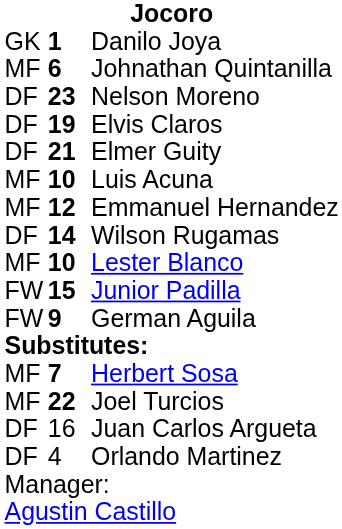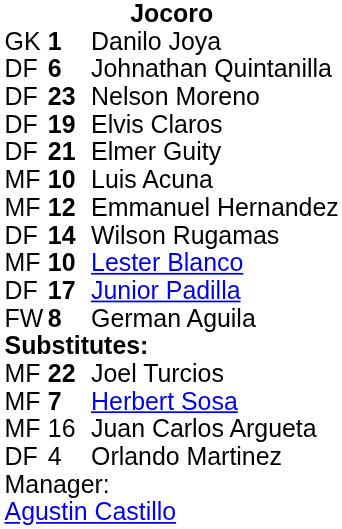(23, 68) MF -> (21, 68) DF
(24, 290) FW -> (21, 290) DF
(62, 290) 15 -> (62, 290) 17
(55, 317) 9 -> (55, 317) 8
rows swapped: (164, 373) <-> (157, 400)
(21, 428) DF -> (23, 428) MF
